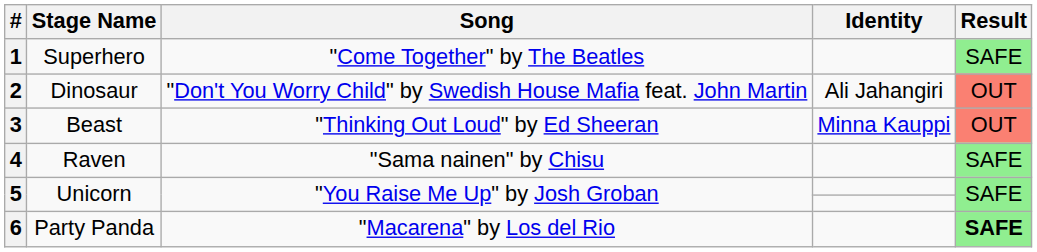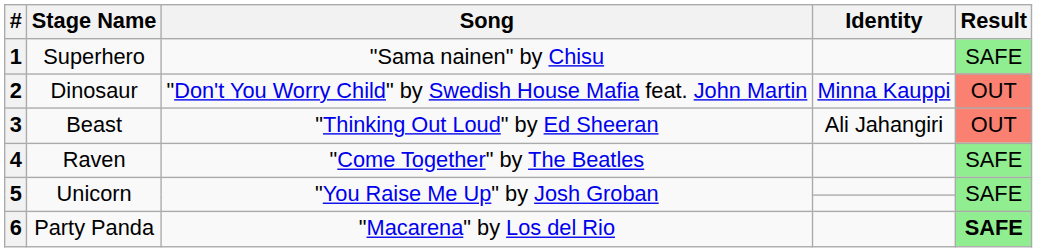(487, 56) "Come Together" by The Beatles -> (487, 56) "Sama nainen" by Chisu
(884, 90) Ali Jahangiri -> (884, 90) Minna Kauppi
(884, 125) Minna Kauppi -> (884, 125) Ali Jahangiri
(487, 159) "Sama nainen" by Chisu -> (487, 159) "Come Together" by The Beatles
